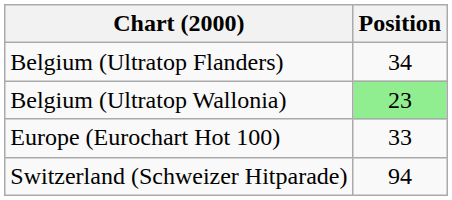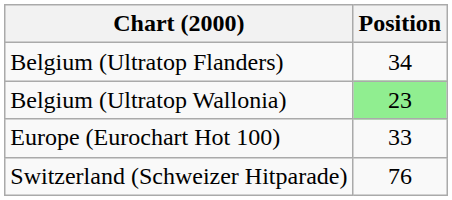(400, 175) 94 -> (400, 175) 76
